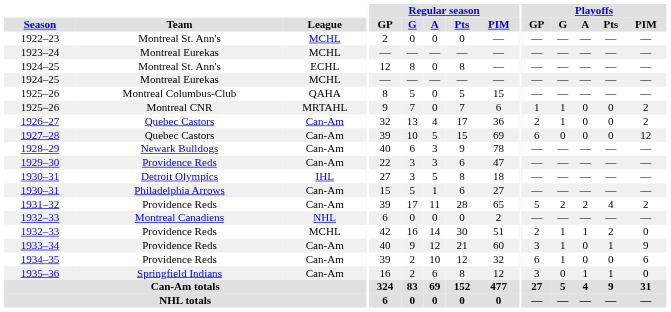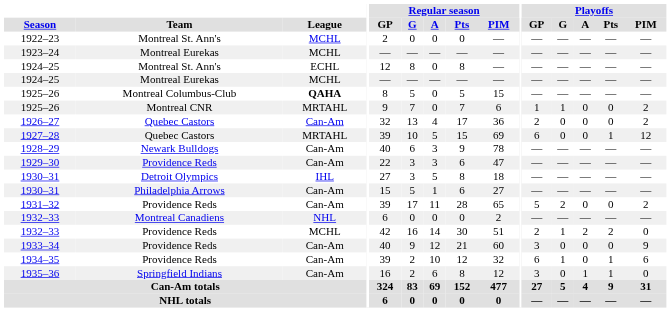(325, 93) normal -> (325, 93) bold
(563, 121) 1 -> (563, 121) 0
(325, 135) Can-Am -> (325, 135) MRTAHL
(611, 135) 0 -> (611, 135) 1
(585, 204) 2 -> (585, 204) 0
(611, 204) 4 -> (611, 204) 0
(585, 231) 1 -> (585, 231) 2
(563, 245) 1 -> (563, 245) 0
(611, 245) 1 -> (611, 245) 0
(611, 259) 0 -> (611, 259) 1
